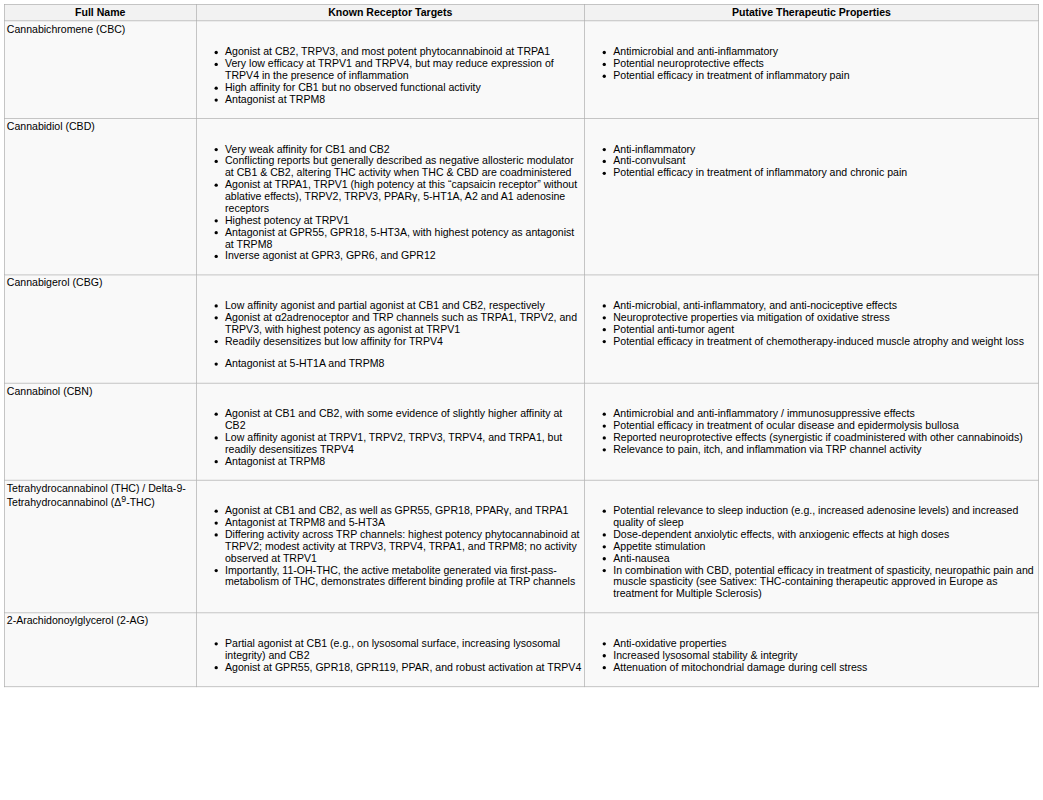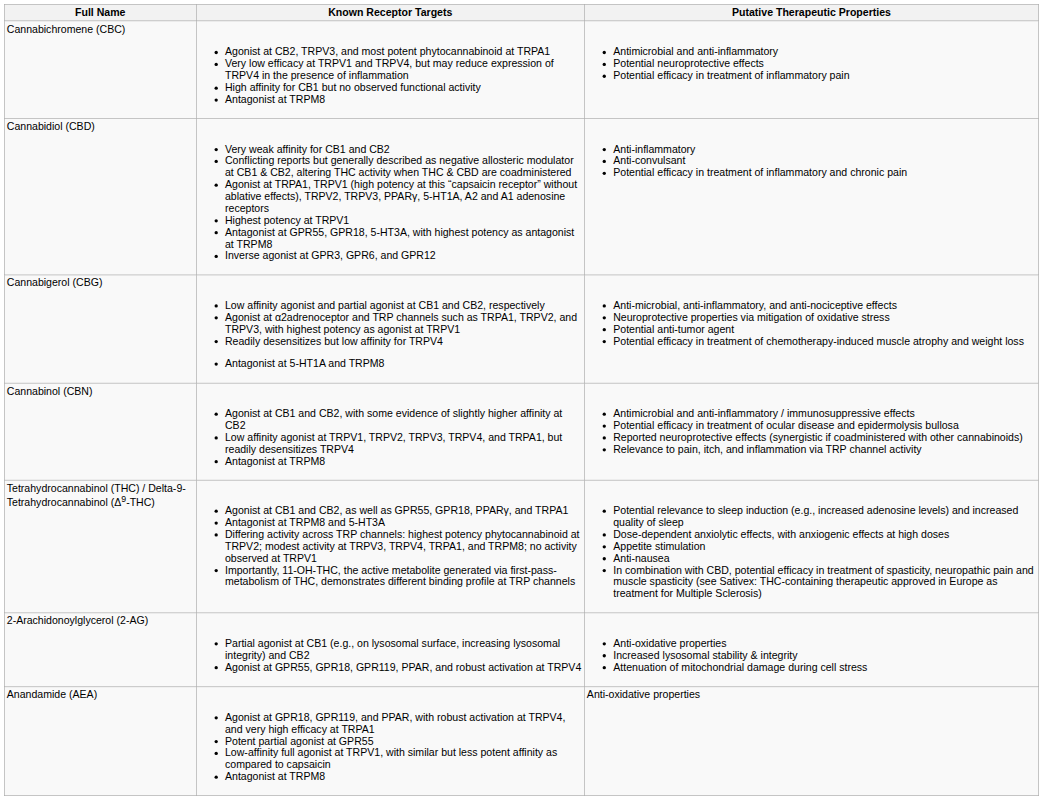+ row: (52, 695)
